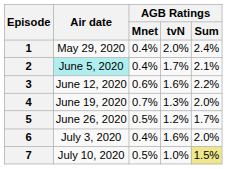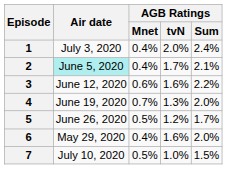(91, 48) May 29, 2020 -> (91, 48) July 3, 2020
(91, 137) July 3, 2020 -> (91, 137) May 29, 2020
(207, 155) khaki background -> (207, 155) no background
